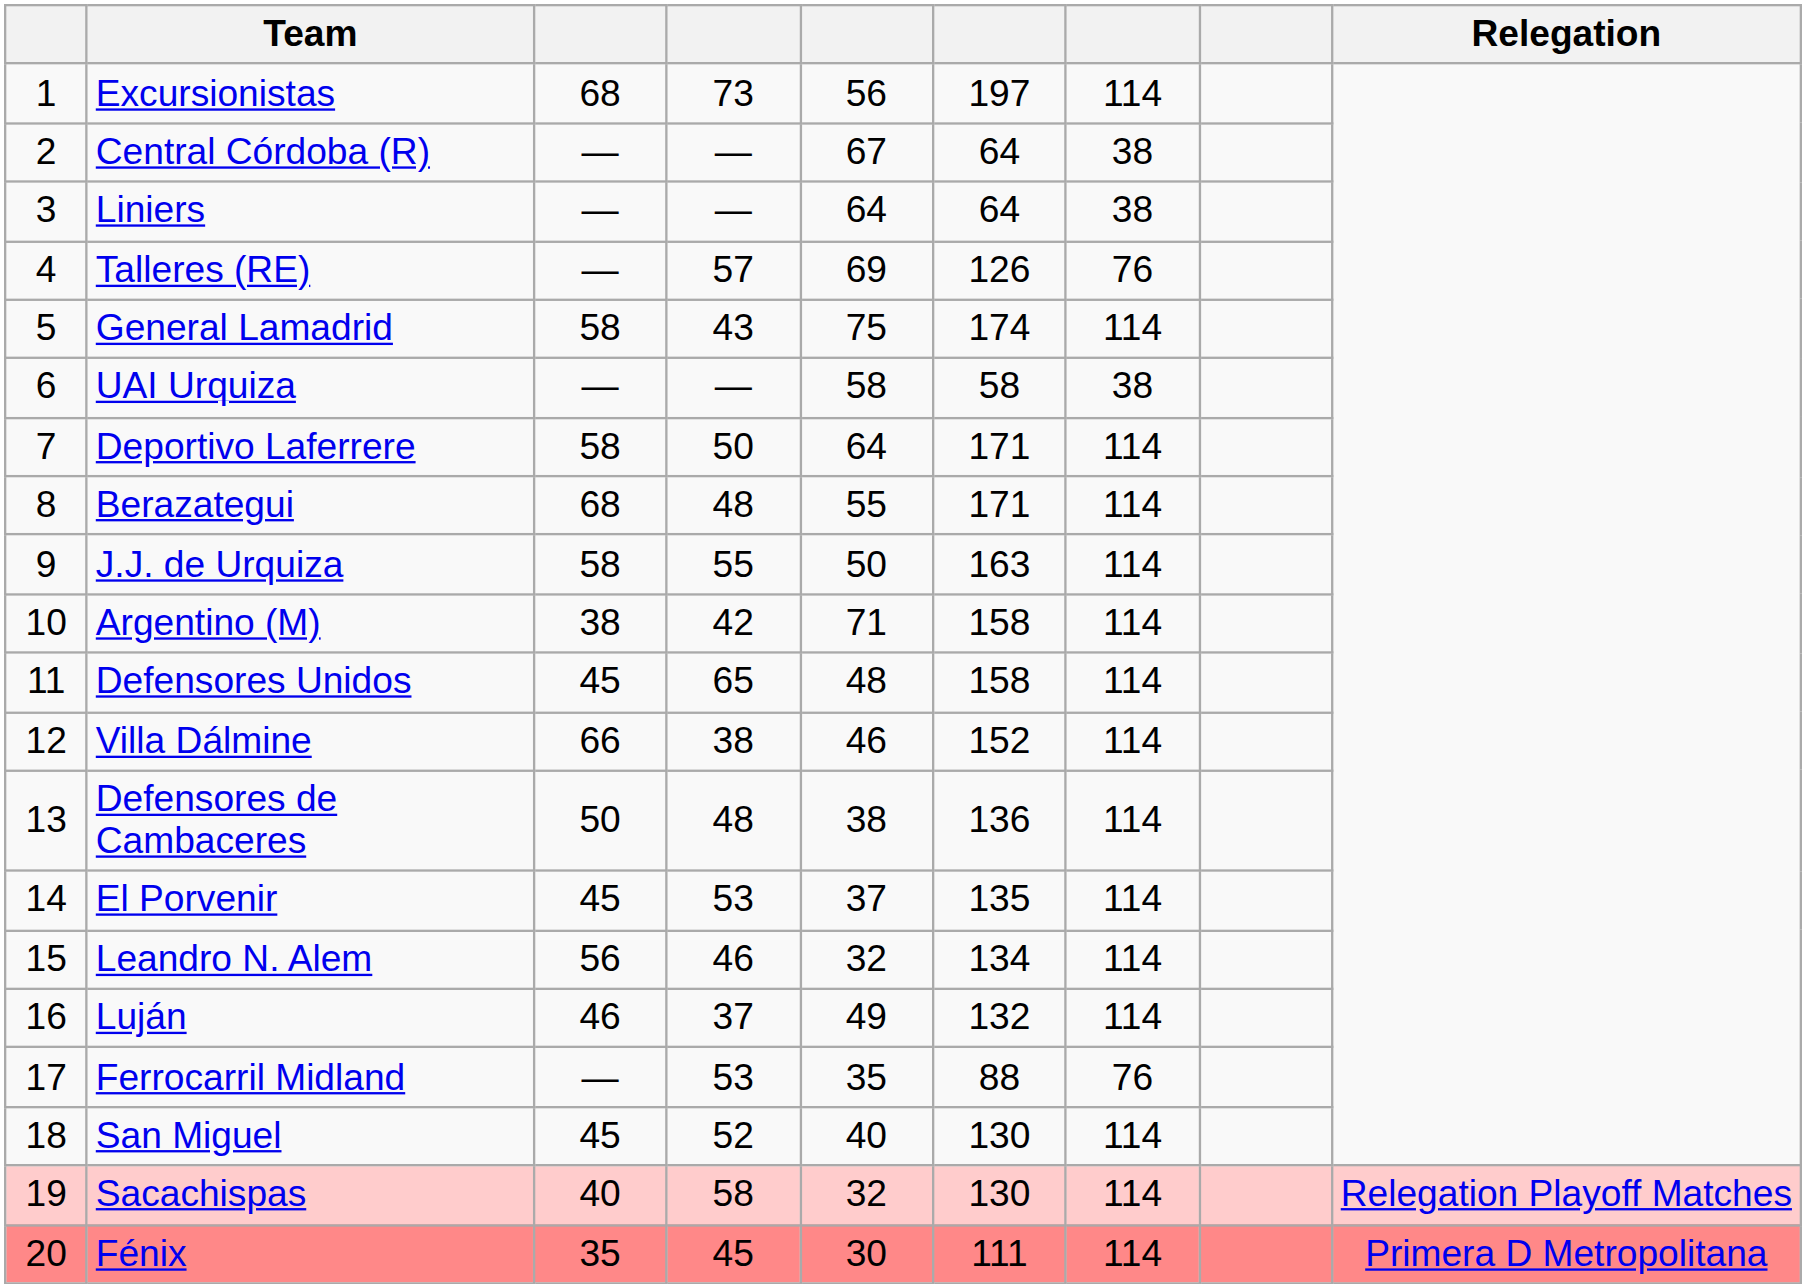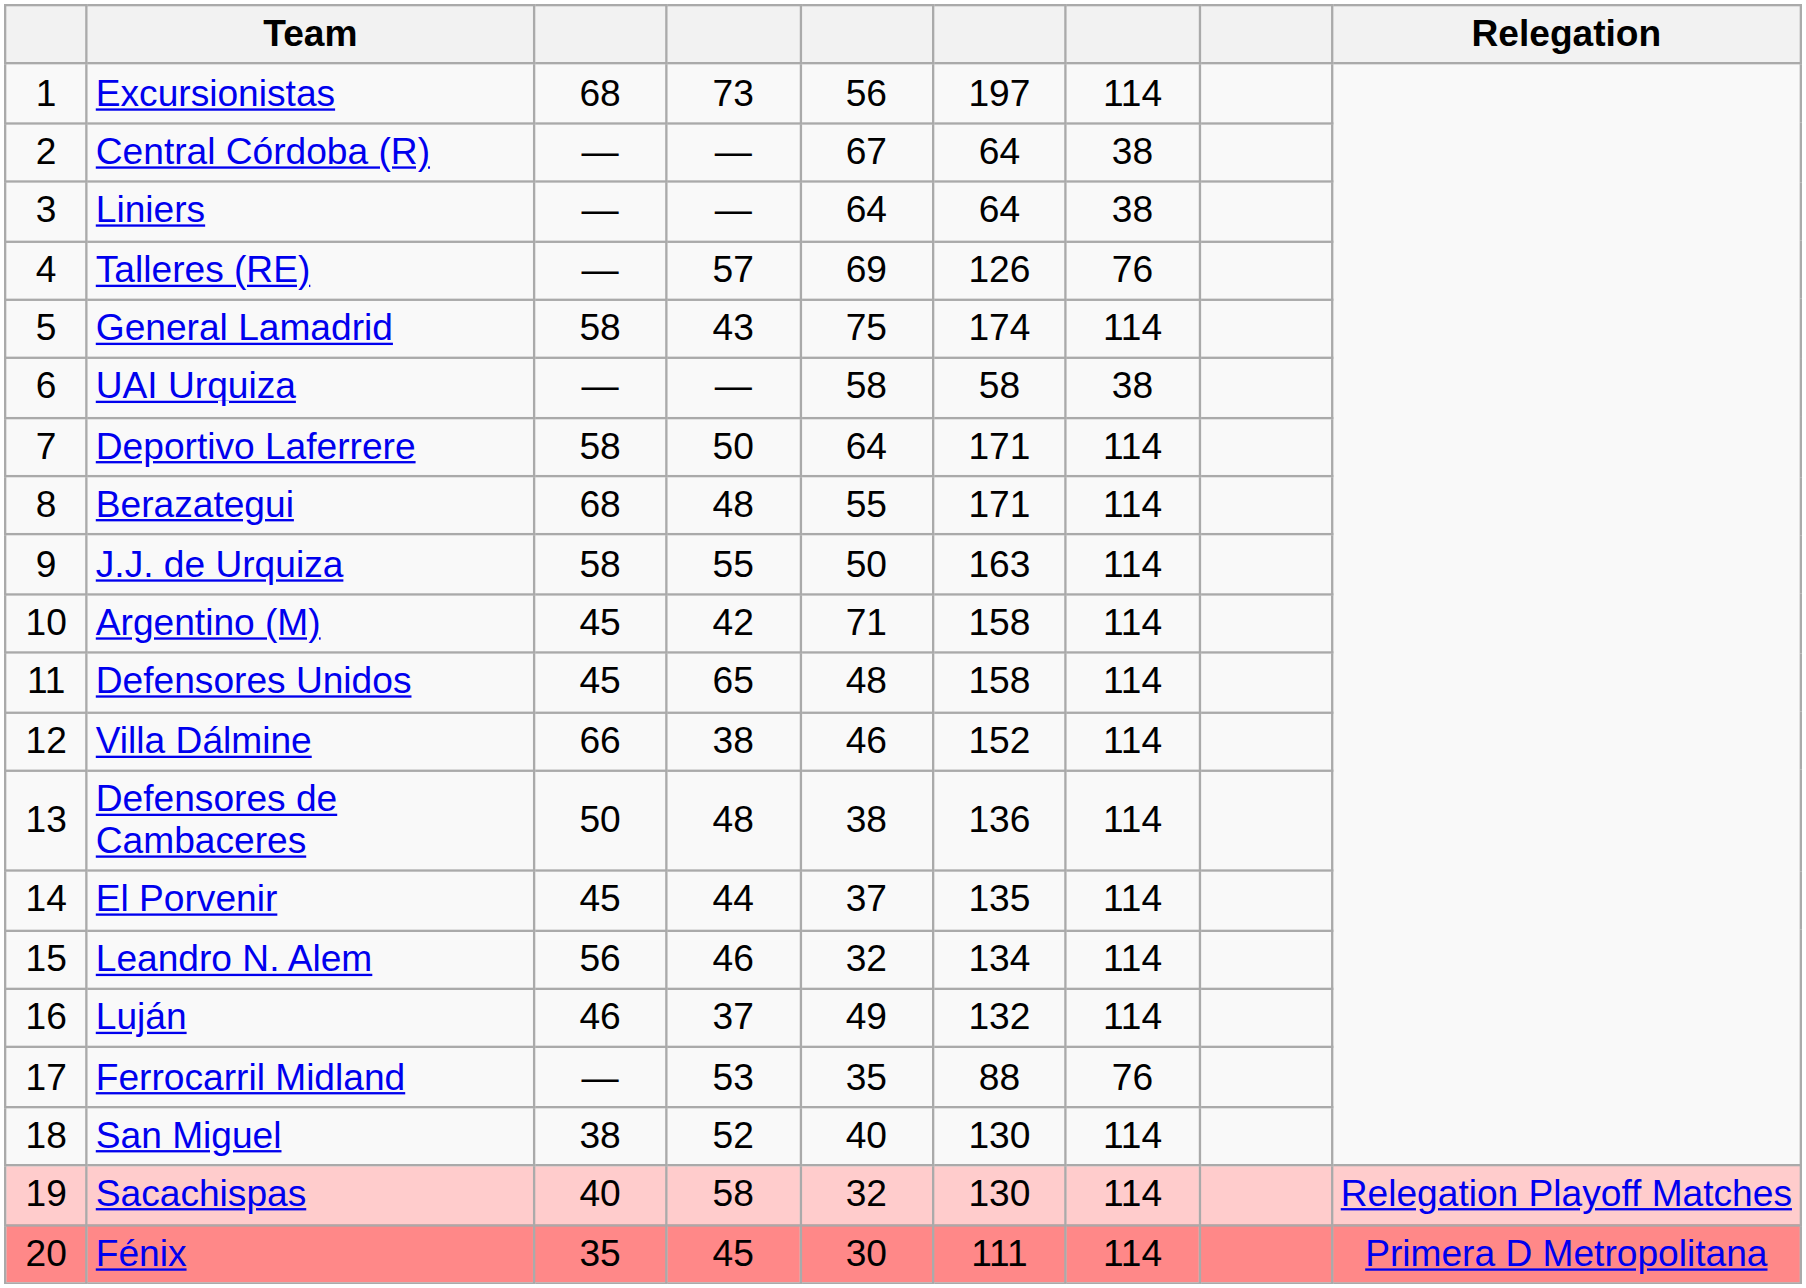(600, 622) 38 -> (600, 622) 45
(733, 899) 53 -> (733, 899) 44
(600, 1135) 45 -> (600, 1135) 38
